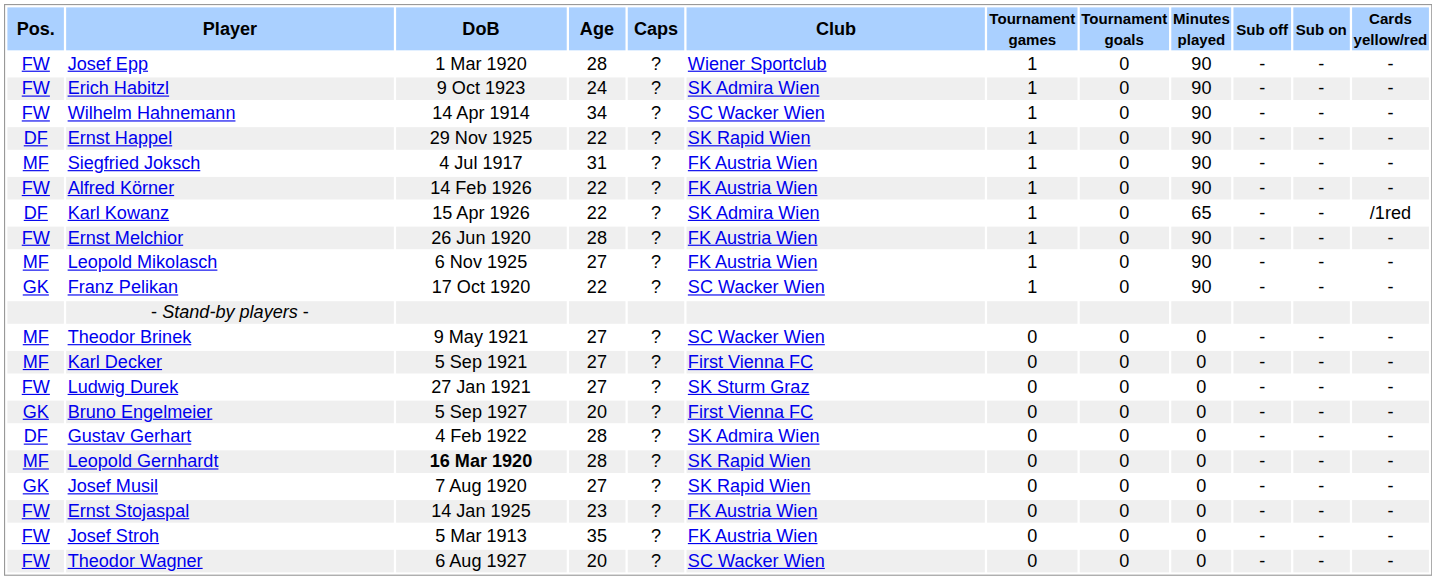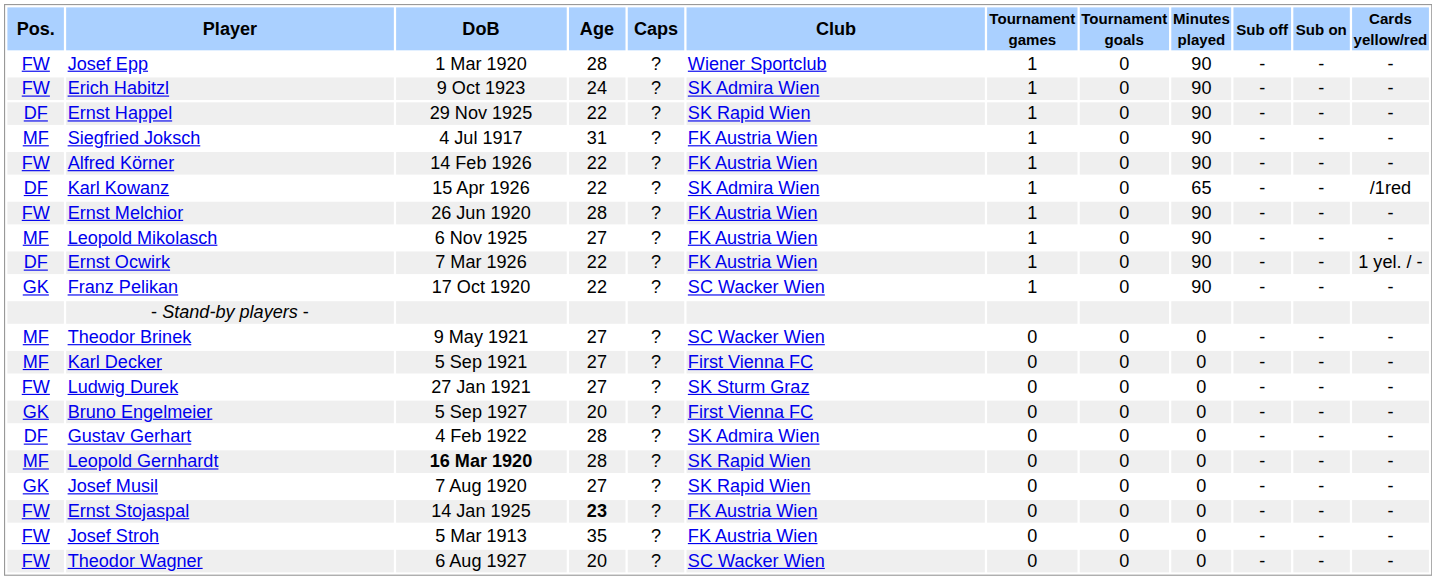- row: (152, 113)
+ row: (119, 262)
(597, 511) normal -> (597, 511) bold
